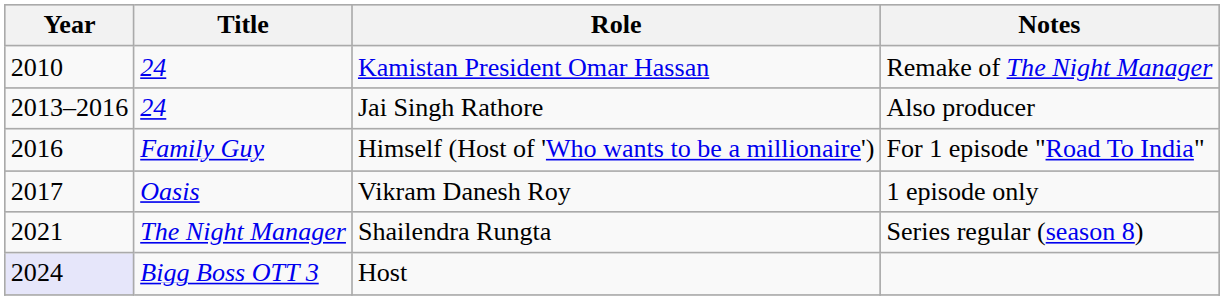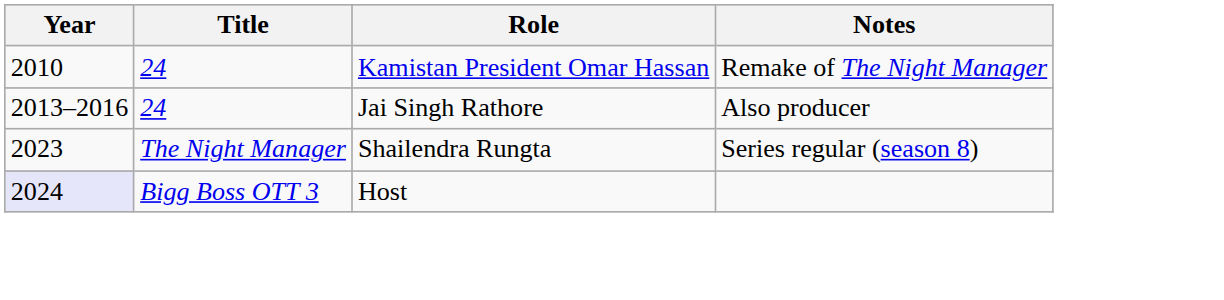- row: (616, 149)
- row: (464, 190)
(37, 231) 2021 -> (37, 149) 2023
